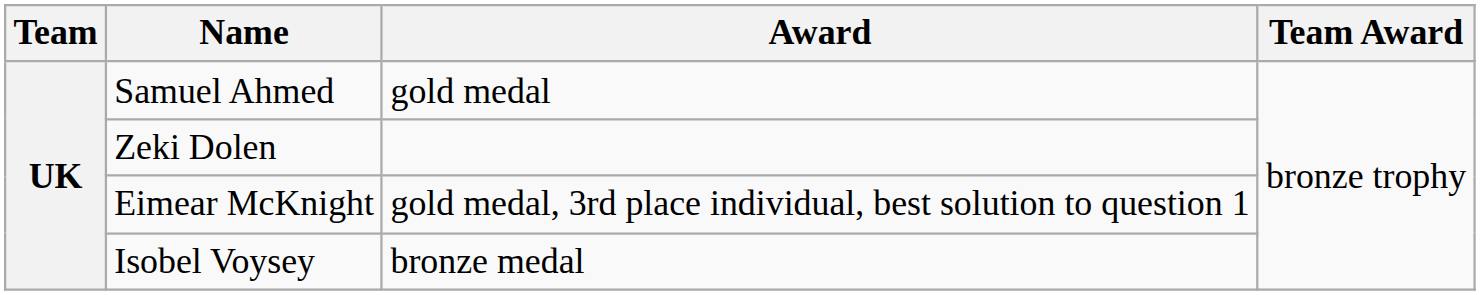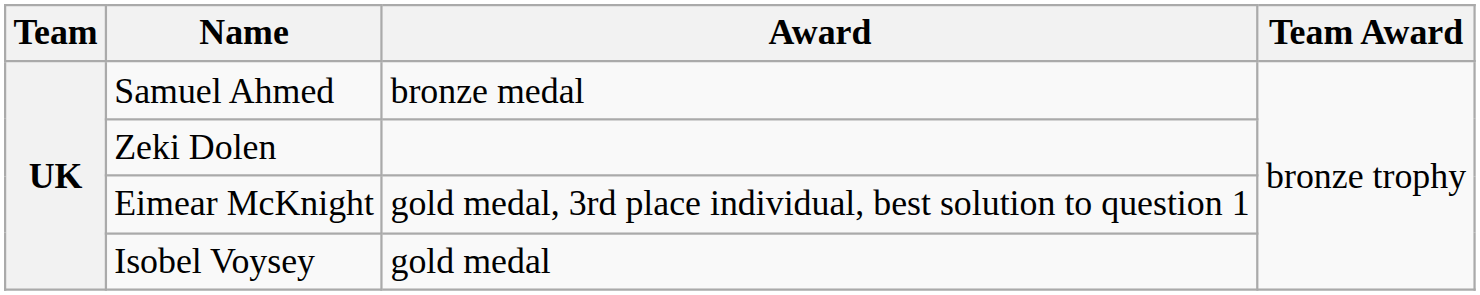(471, 89) gold medal -> (488, 89) bronze medal
(488, 260) bronze medal -> (471, 260) gold medal
